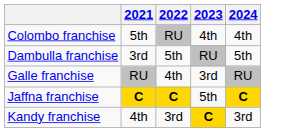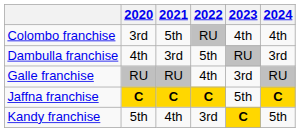+ column: (139, 14)
(243, 55) 5th -> (278, 55) 3rd
(243, 117) 3rd -> (278, 117) 5th
